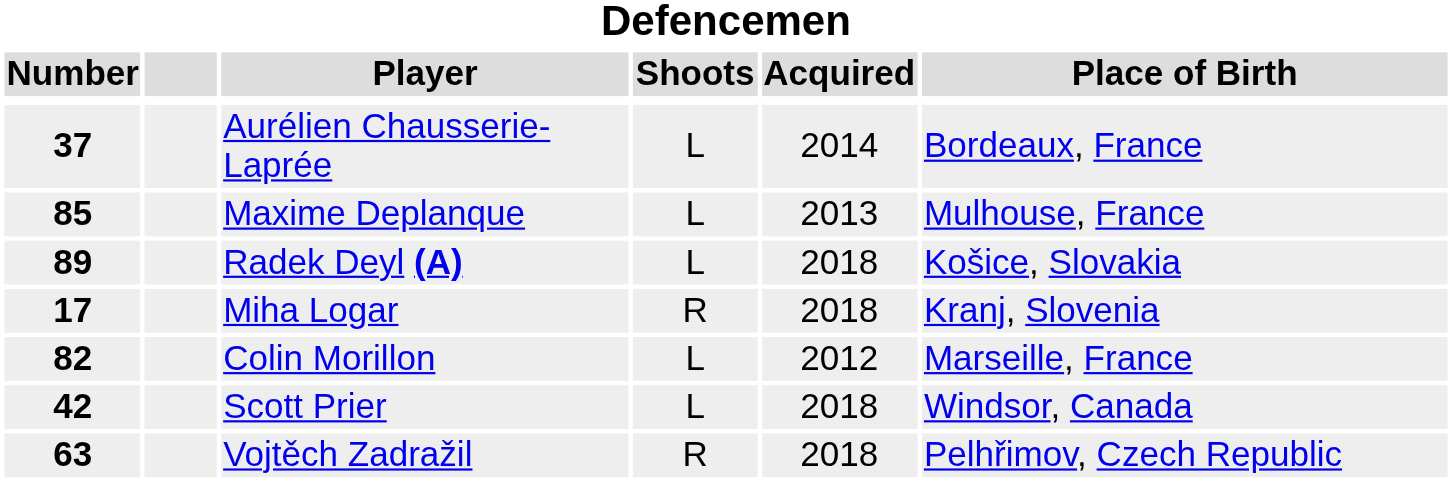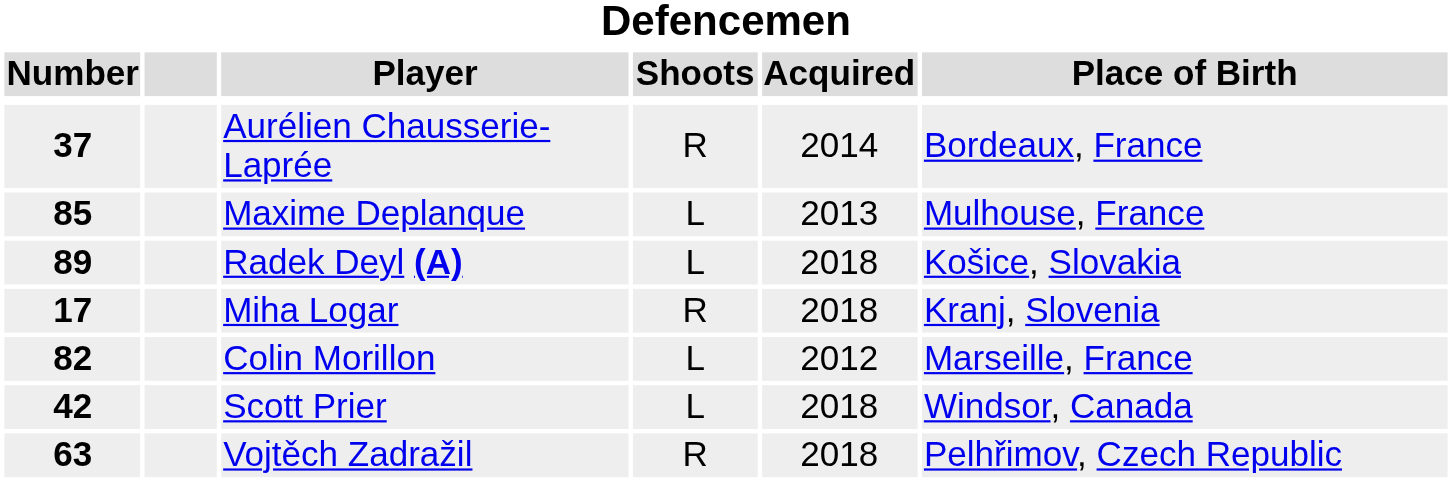(695, 145) L -> (695, 145) R
